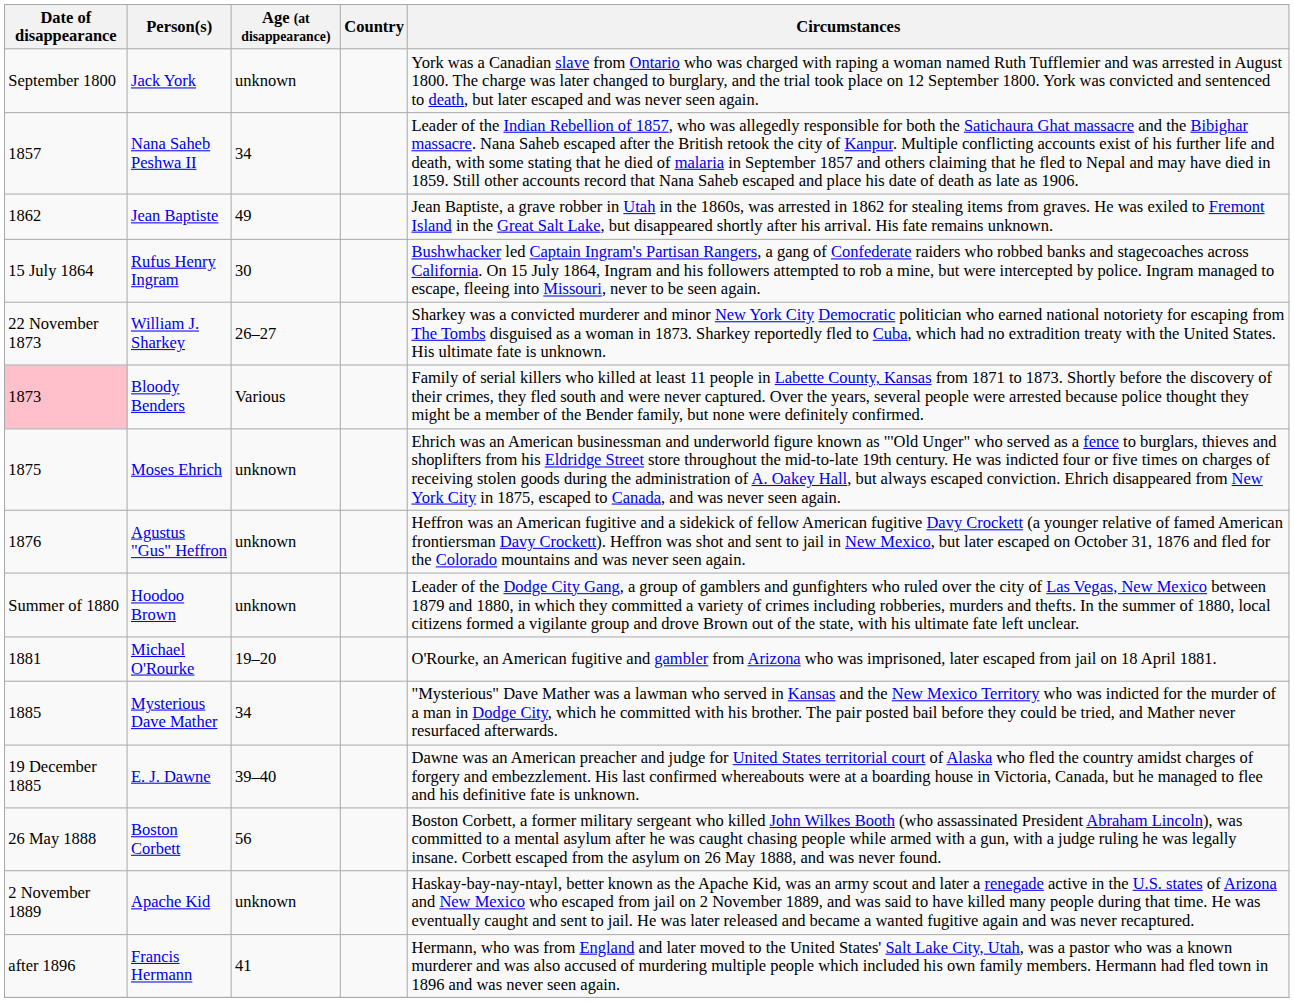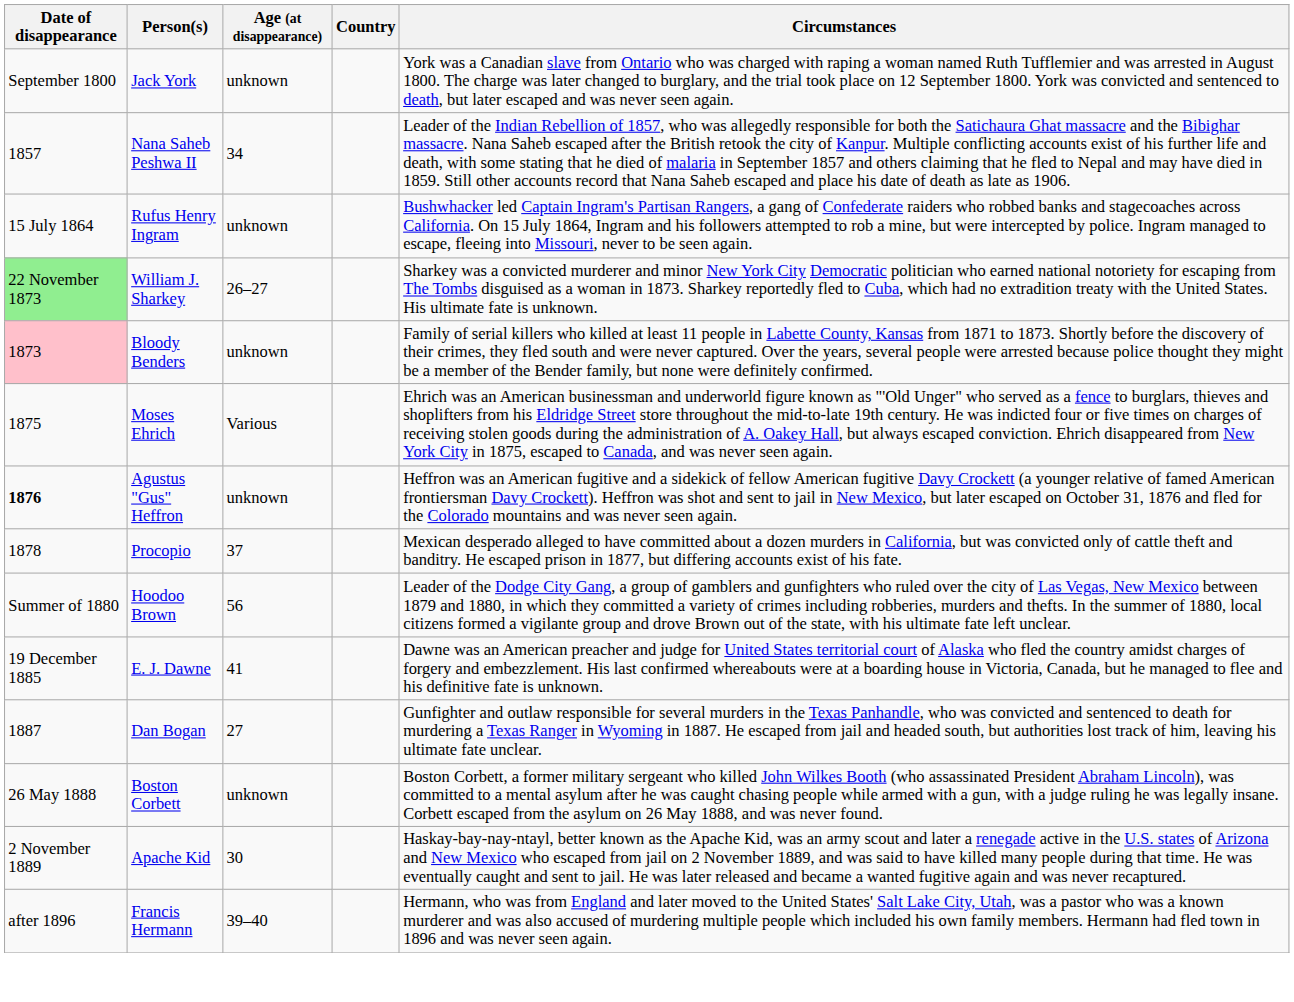- row: (175, 216)
(243, 270) 30 -> (257, 225) unknown
(53, 333) no background -> (53, 288) lightgreen background
(260, 396) Various -> (257, 352) unknown
(266, 469) unknown -> (252, 424) Various
(25, 541) normal -> (25, 497) bold
+ row: (161, 551)
(266, 605) unknown -> (235, 605) 56
- row: (163, 659)
- row: (174, 712)
(256, 776) 39–40 -> (235, 668) 41
+ row: (168, 731)
(243, 839) 56 -> (257, 794) unknown
(266, 902) unknown -> (235, 857) 30
(243, 965) 41 -> (247, 921) 39–40
